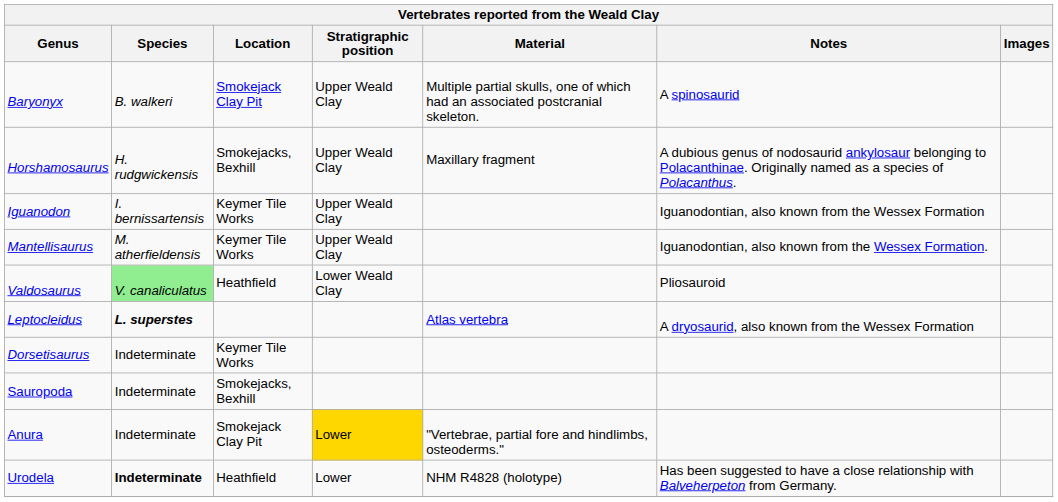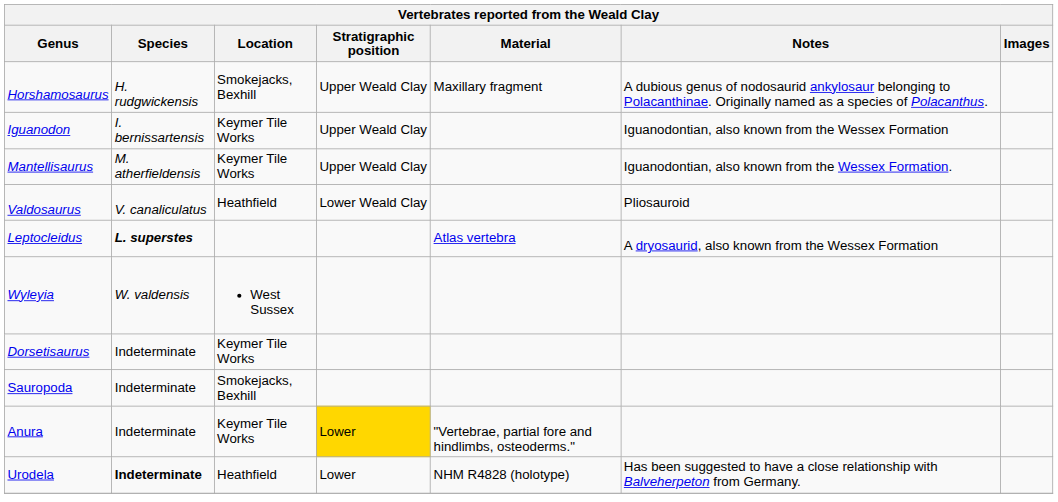- row: (35, 101)
(161, 290) lightgreen background -> (161, 209) no background
+ row: (31, 295)
(249, 434) Smokejack Clay Pit -> (252, 431) Keymer Tile Works
